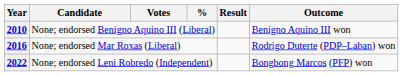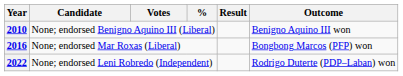(323, 46) Rodrigo Duterte (PDP–Laban) won -> (312, 46) Bongbong Marcos (PFP) won
(312, 63) Bongbong Marcos (PFP) won -> (323, 63) Rodrigo Duterte (PDP–Laban) won
